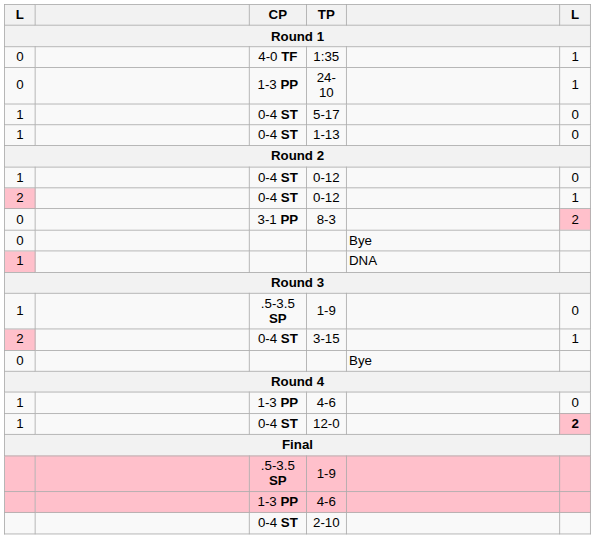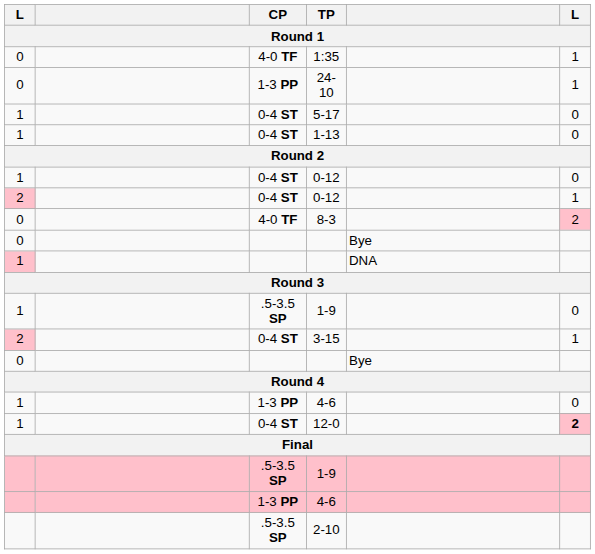(278, 219) 3-1 PP -> (278, 219) 4-0 TF
(278, 523) 0-4 ST -> (278, 530) .5-3.5 SP
